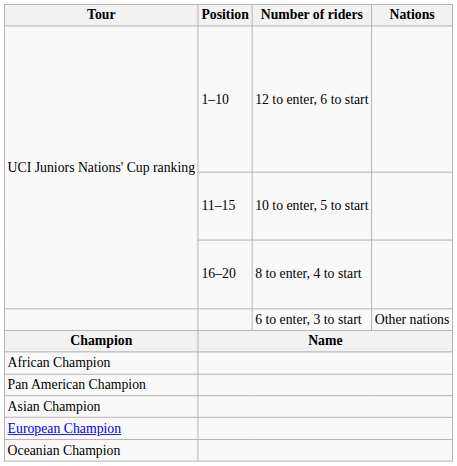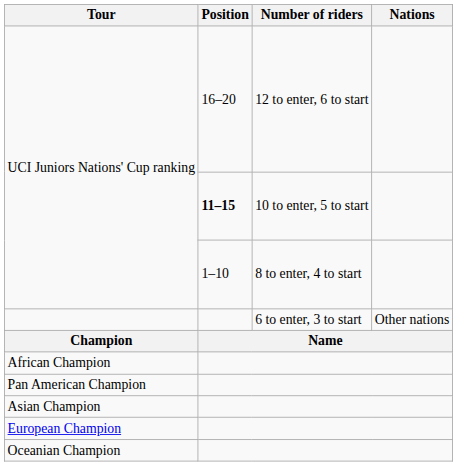(215, 99) 1–10 -> (219, 99) 16–20
(218, 206) normal -> (218, 206) bold
(219, 274) 16–20 -> (215, 274) 1–10
